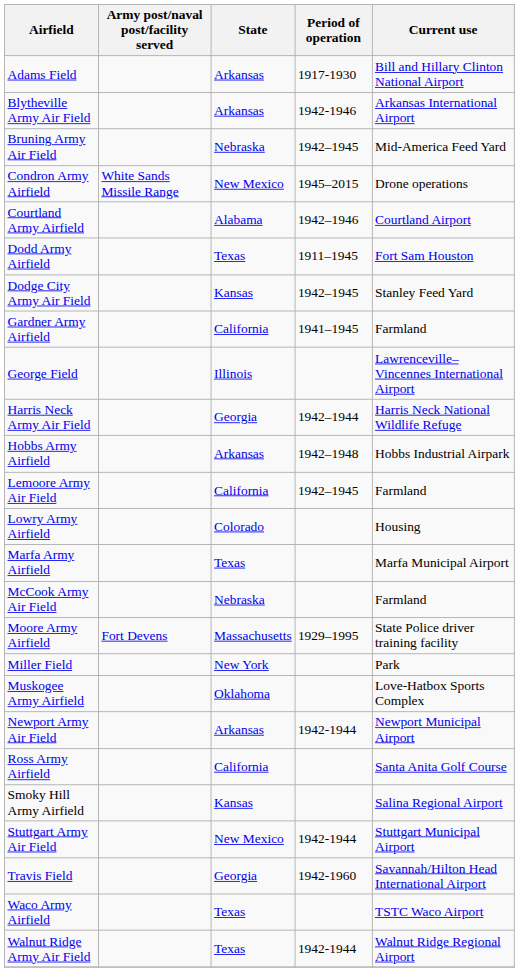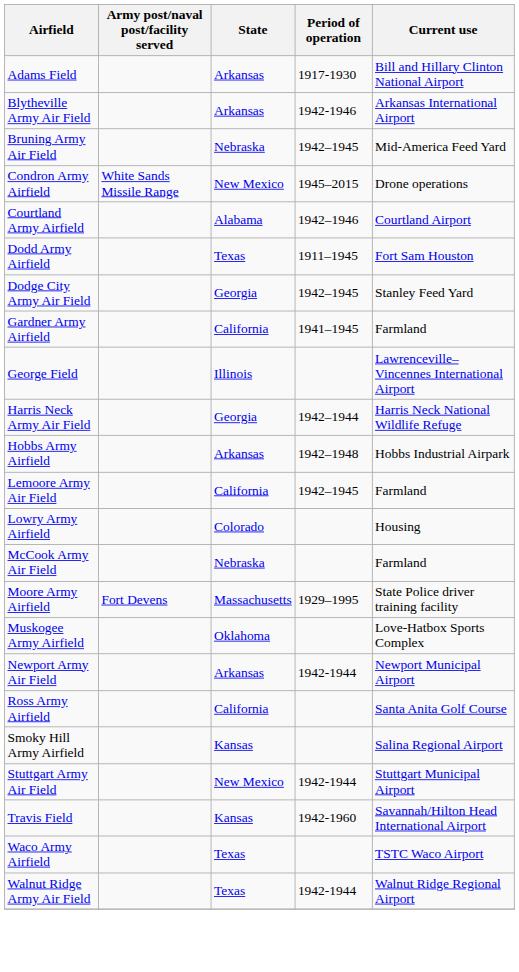(233, 292) Kansas -> (236, 292) Georgia
- row: (41, 563)
- row: (40, 664)
(236, 875) Georgia -> (233, 818) Kansas
